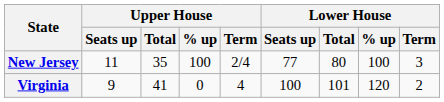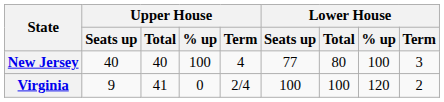(111, 62) 11 -> (111, 62) 40
(160, 62) 35 -> (160, 62) 40
(241, 62) 2/4 -> (241, 62) 4
(241, 85) 4 -> (241, 85) 2/4
(339, 85) 101 -> (339, 85) 100
